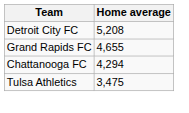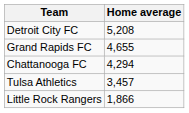(110, 82) 3,475 -> (120, 82) 3,457
+ row: (54, 99)
